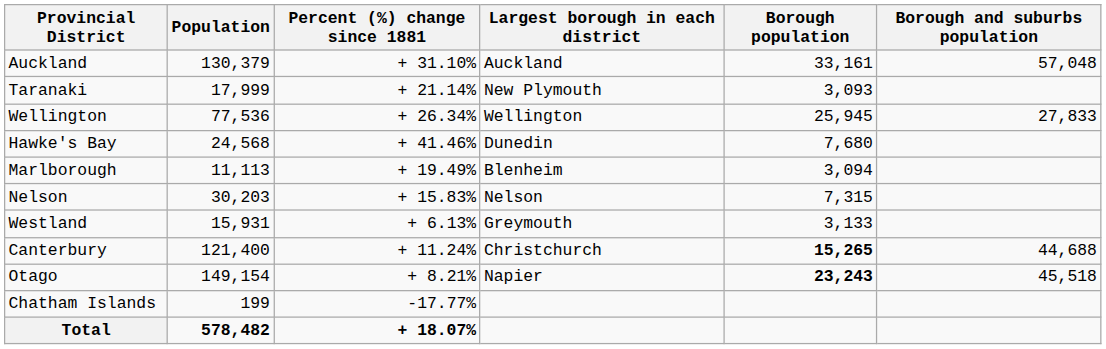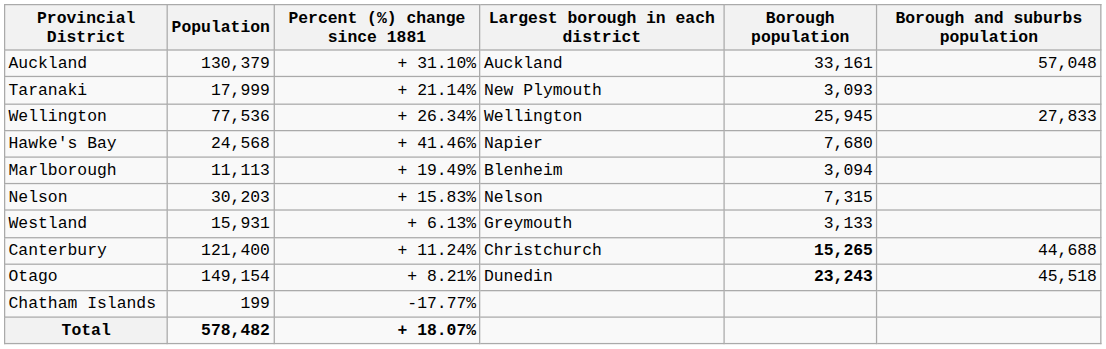(518, 144) Dunedin -> (513, 144) Napier
(513, 277) Napier -> (518, 277) Dunedin
